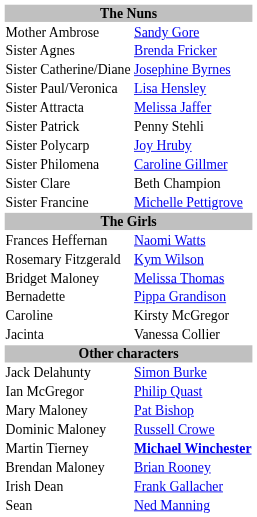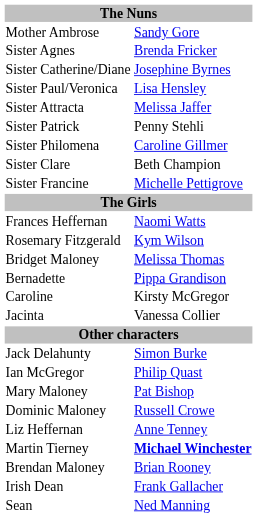- row: (47, 145)
+ row: (44, 429)
